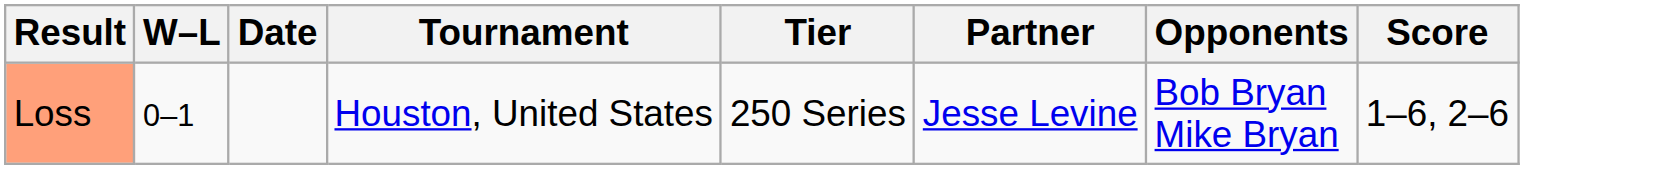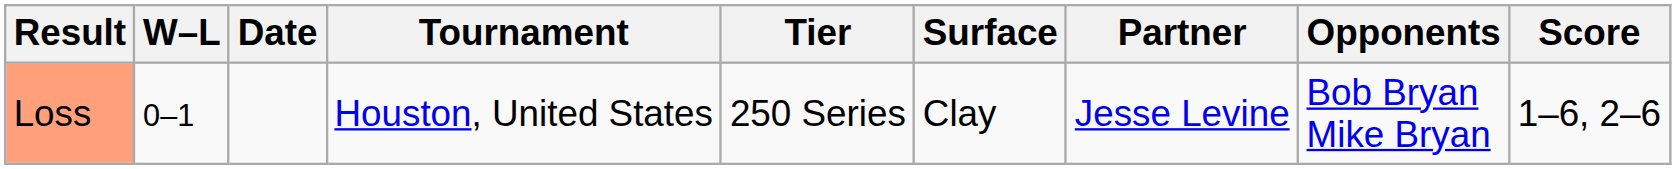+ column: (990, 33)
